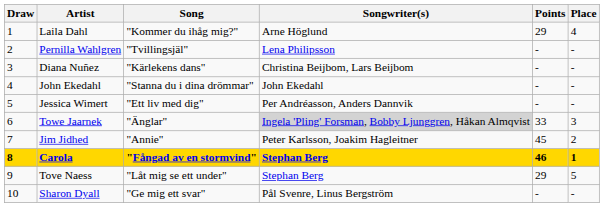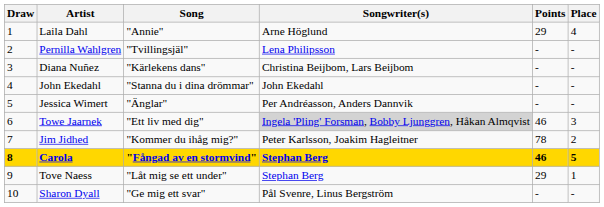(182, 31) "Kommer du ihåg mig?" -> (145, 31) "Annie"
(165, 103) "Ett liv med dig" -> (147, 103) "Änglar"
(147, 121) "Änglar" -> (165, 121) "Ett liv med dig"
(541, 121) 33 -> (541, 121) 46
(145, 139) "Annie" -> (182, 139) "Kommer du ihåg mig?"
(541, 139) 45 -> (541, 139) 78
(573, 157) 1 -> (573, 157) 5
(573, 175) 5 -> (573, 175) 1
